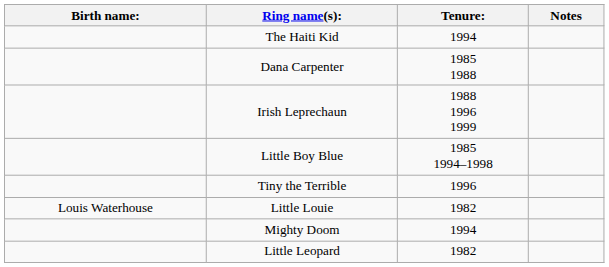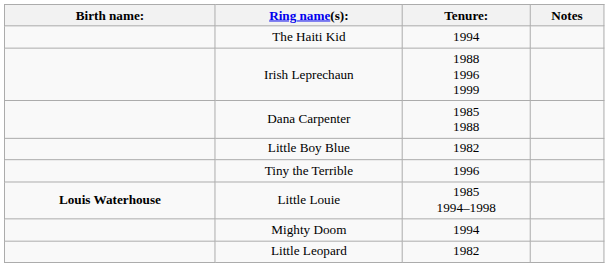rows swapped: (302, 111) <-> (302, 66)
(463, 156) 1985 1994–1998 -> (466, 148) 1982
(105, 207) normal -> (110, 199) bold
(463, 207) 1982 -> (466, 199) 1985 1994–1998
